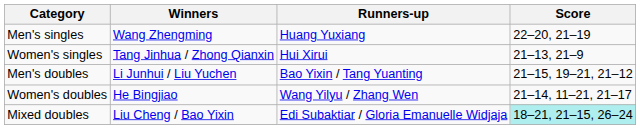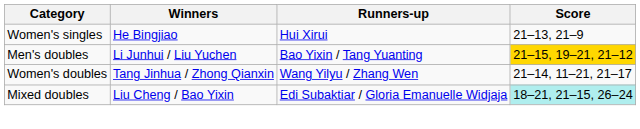- row: (45, 34)
(193, 54) Tang Jinhua / Zhong Qianxin -> (145, 34) He Bingjiao
(573, 74) no background -> (573, 54) gold background
(145, 94) He Bingjiao -> (193, 74) Tang Jinhua / Zhong Qianxin
